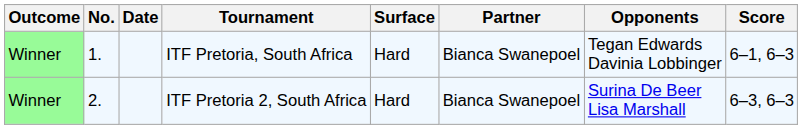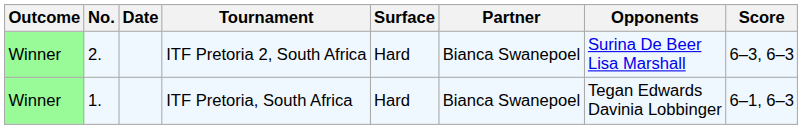rows swapped: (259, 54) <-> (266, 100)
